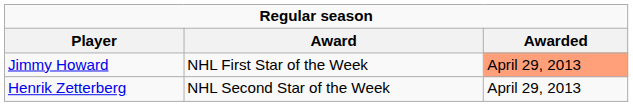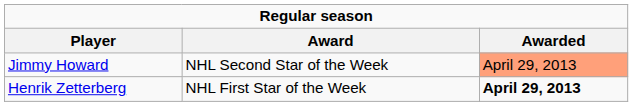(278, 64) NHL First Star of the Week -> (287, 64) NHL Second Star of the Week
(289, 88) NHL Second Star of the Week -> (276, 88) NHL First Star of the Week
(534, 88) normal -> (532, 88) bold
